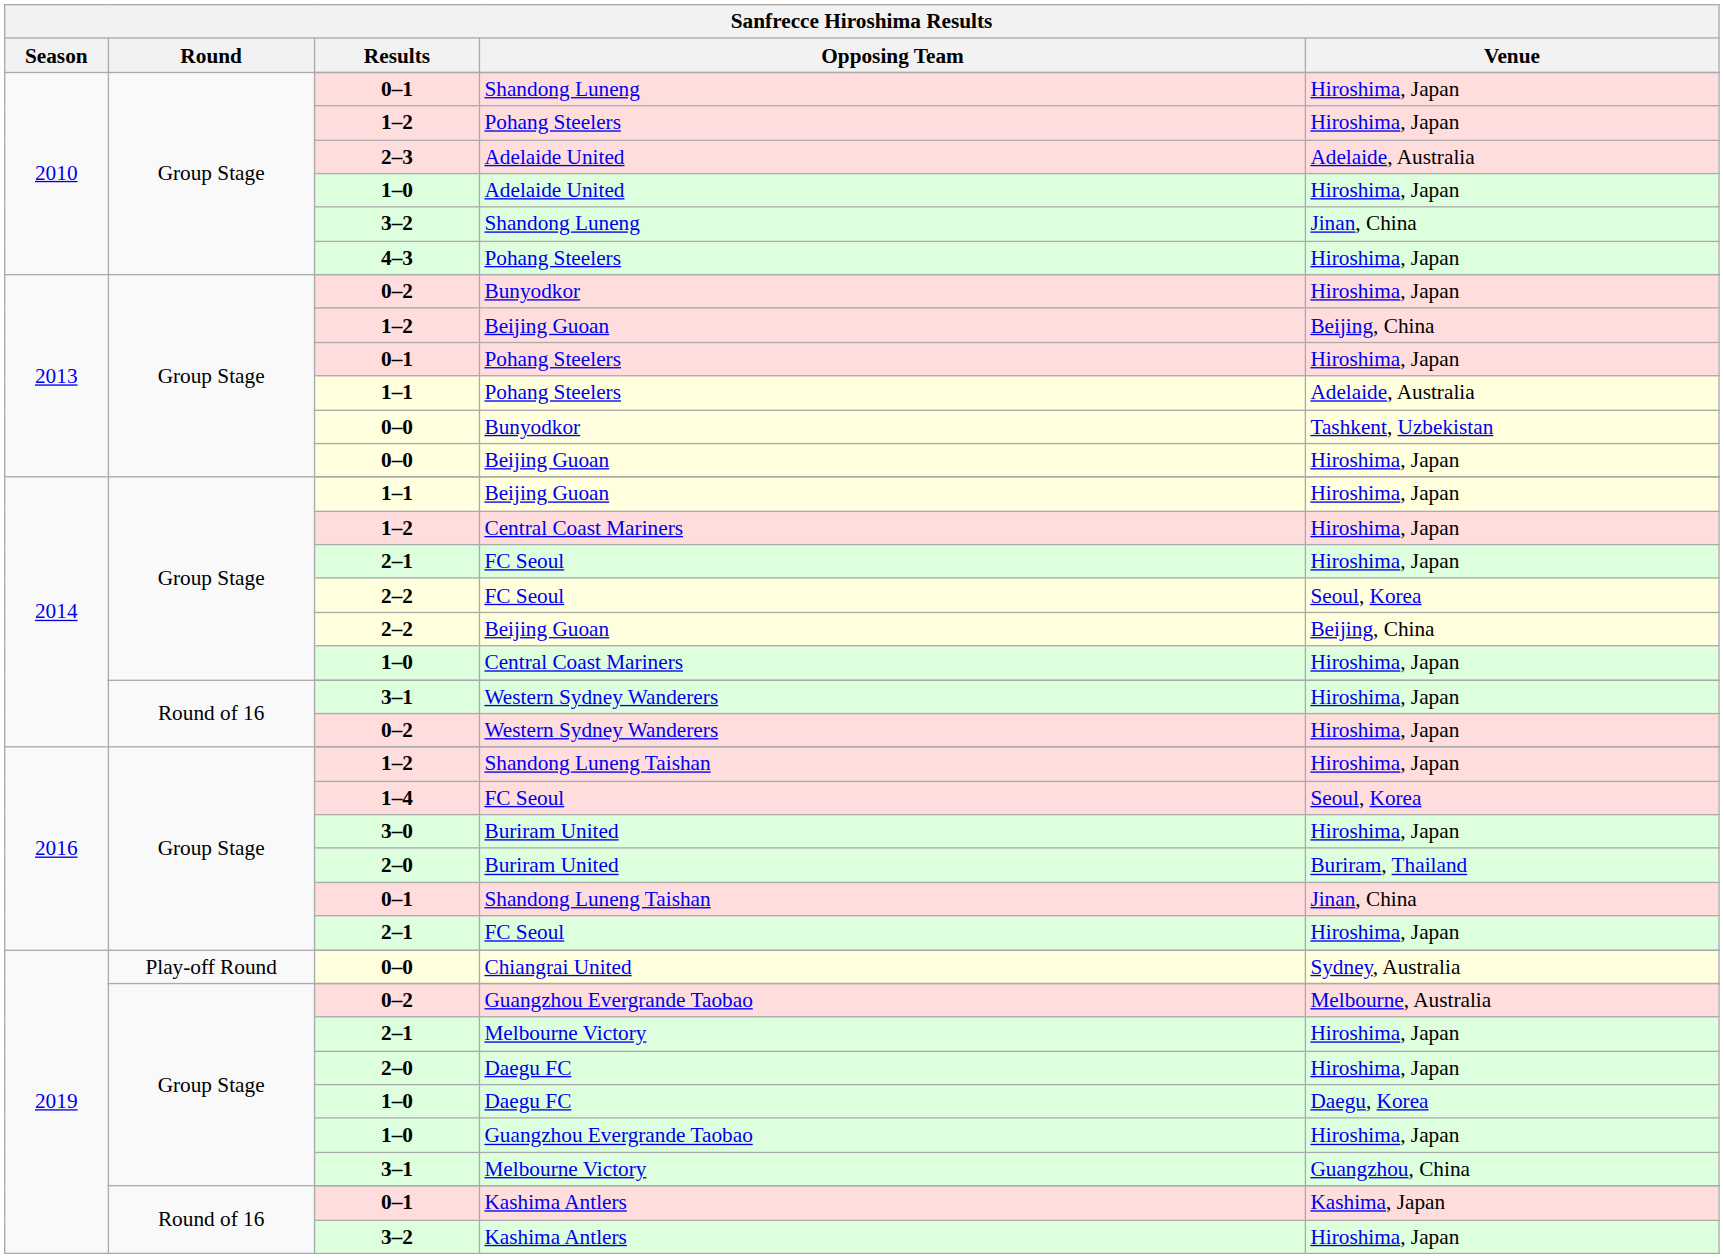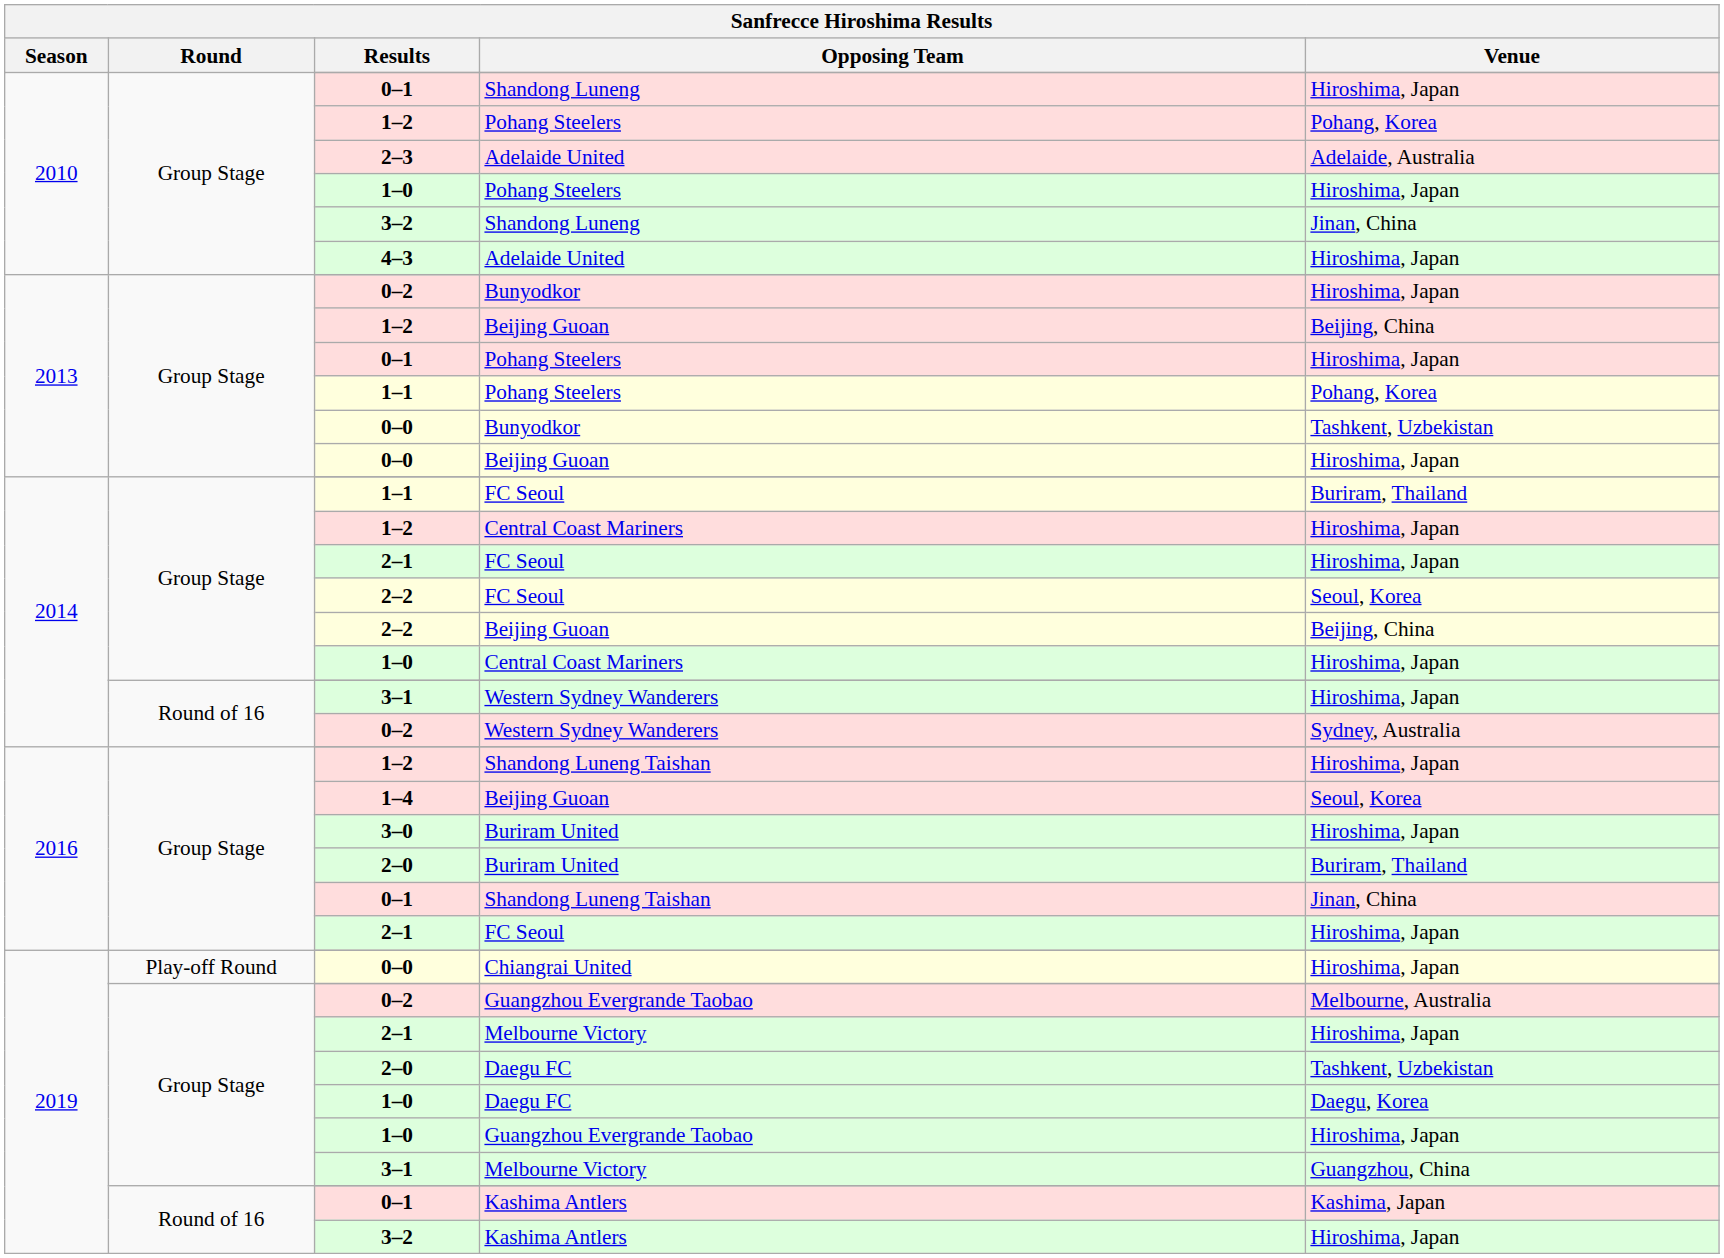(1385, 122) Hiroshima, Japan -> (1374, 122) Pohang, Korea
(554, 190) Adelaide United -> (553, 190) Pohang Steelers
(553, 257) Pohang Steelers -> (554, 257) Adelaide United
(1393, 392) Adelaide, Australia -> (1374, 392) Pohang, Korea
(547, 493) Beijing Guoan -> (524, 493) FC Seoul
(1385, 493) Hiroshima, Japan -> (1389, 493) Buriram, Thailand
(1385, 730) Hiroshima, Japan -> (1385, 730) Sydney, Australia
(524, 797) FC Seoul -> (547, 797) Beijing Guoan
(1385, 966) Sydney, Australia -> (1385, 966) Hiroshima, Japan
(1385, 1067) Hiroshima, Japan -> (1402, 1067) Tashkent, Uzbekistan
